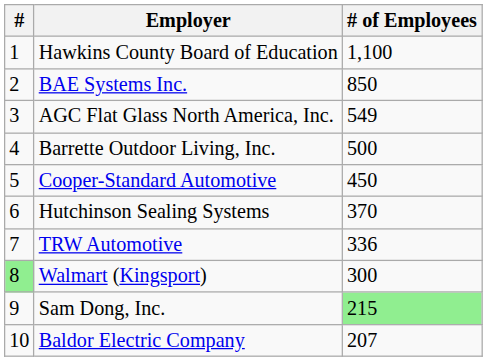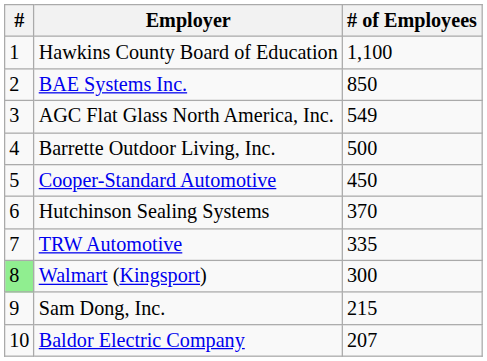(362, 244) 336 -> (362, 244) 335
(362, 308) lightgreen background -> (362, 308) no background
